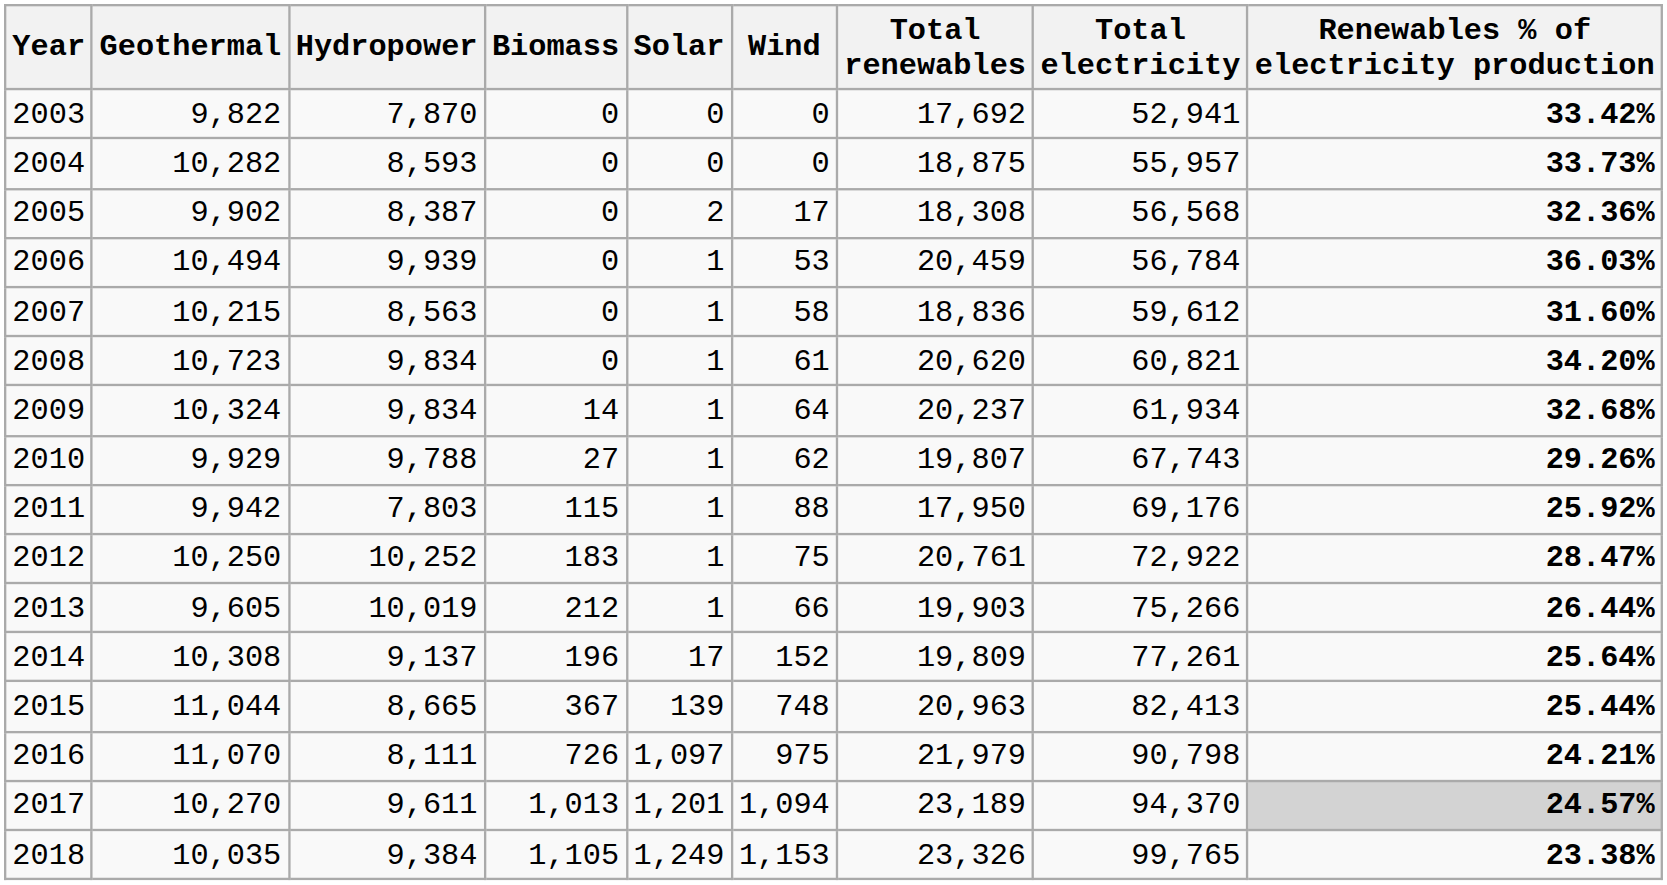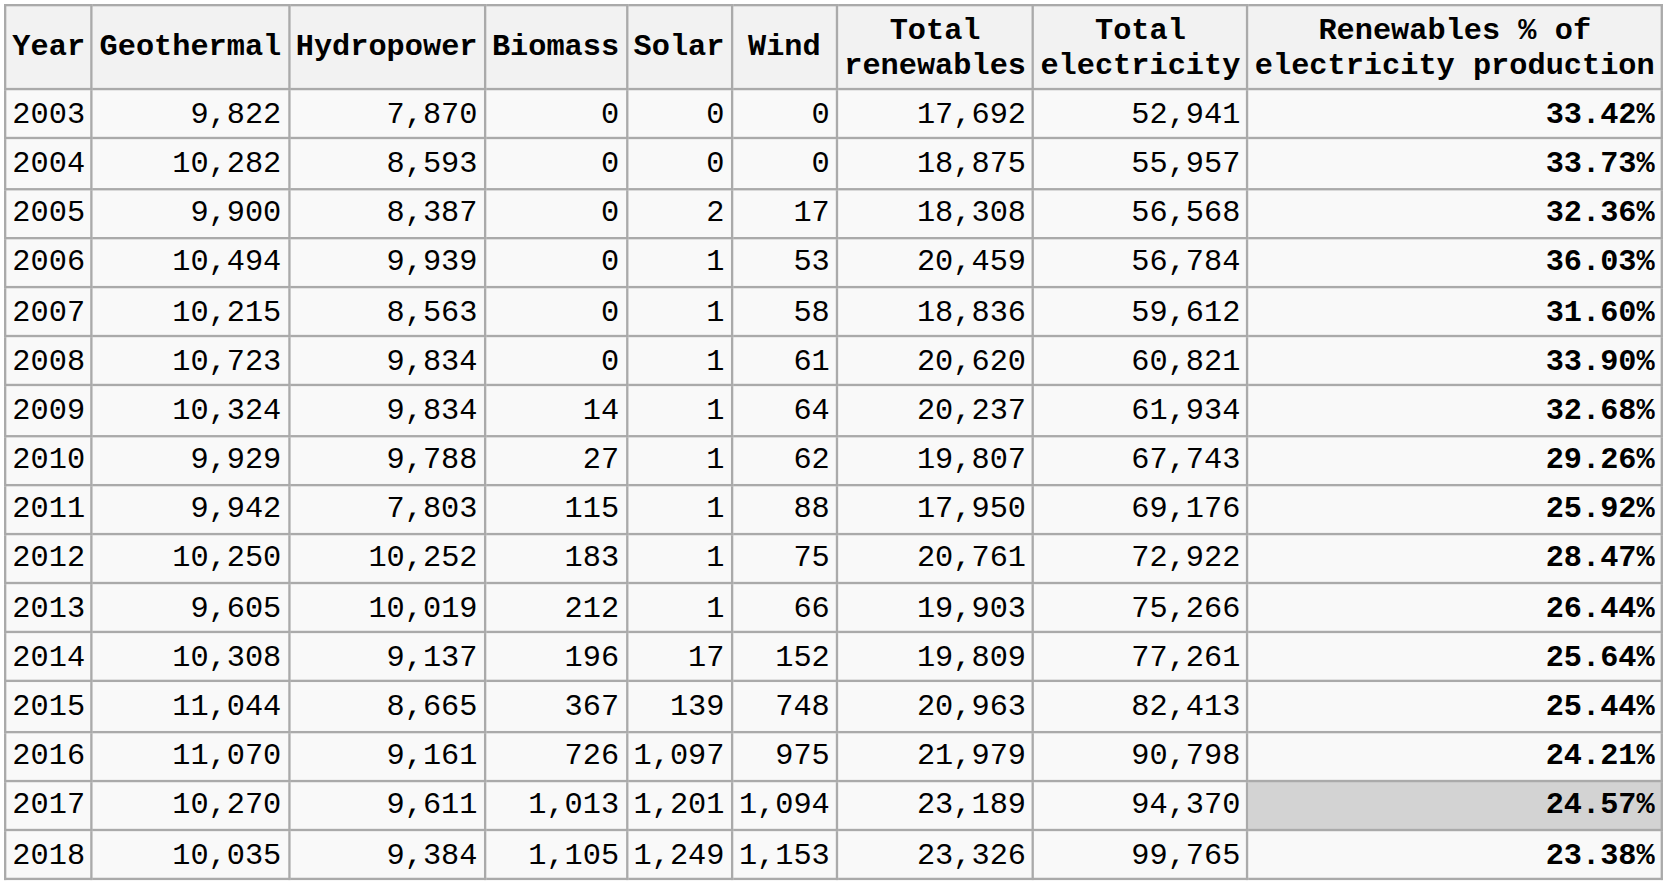(236, 213) 9,902 -> (236, 213) 9,900
(1600, 361) 34.20% -> (1600, 361) 33.90%
(432, 756) 8,111 -> (432, 756) 9,161
